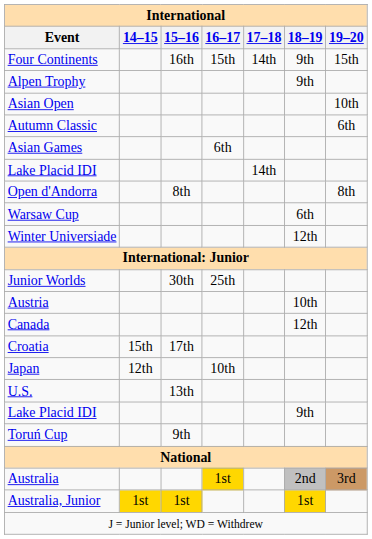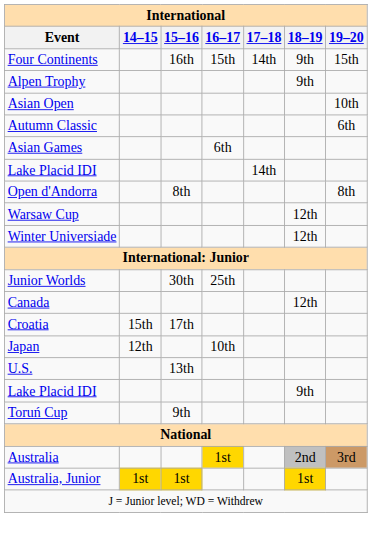(305, 214) 6th -> (305, 214) 12th
- row: (28, 302)
